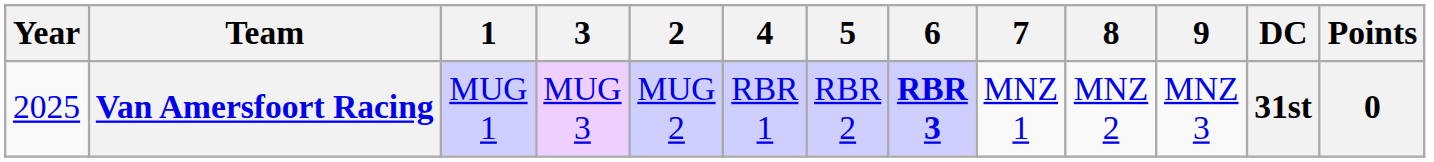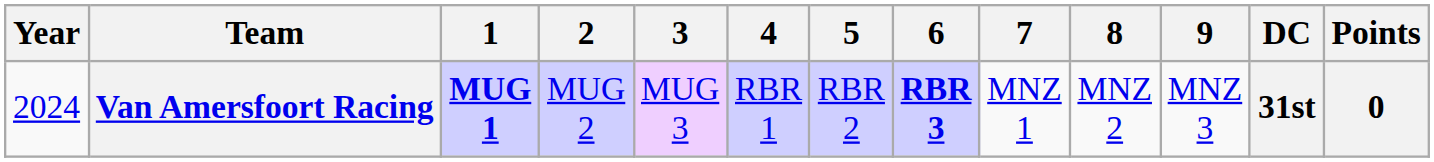columns swapped: (676, 32) <-> (582, 32)
(47, 107) 2025 -> (47, 107) 2024
(488, 107) normal -> (490, 107) bold
